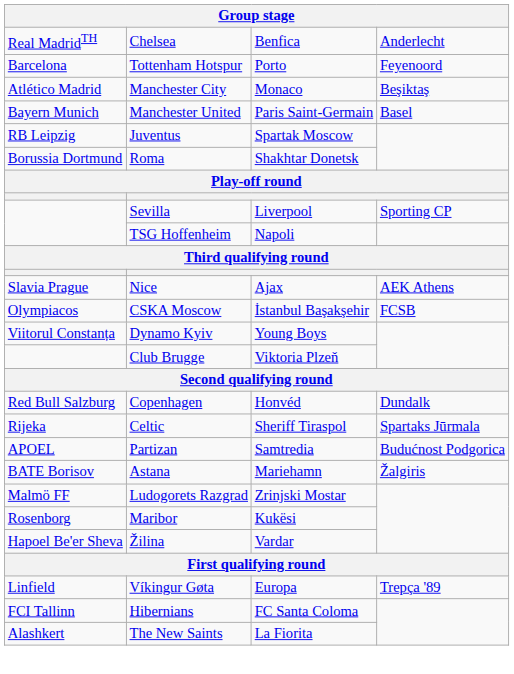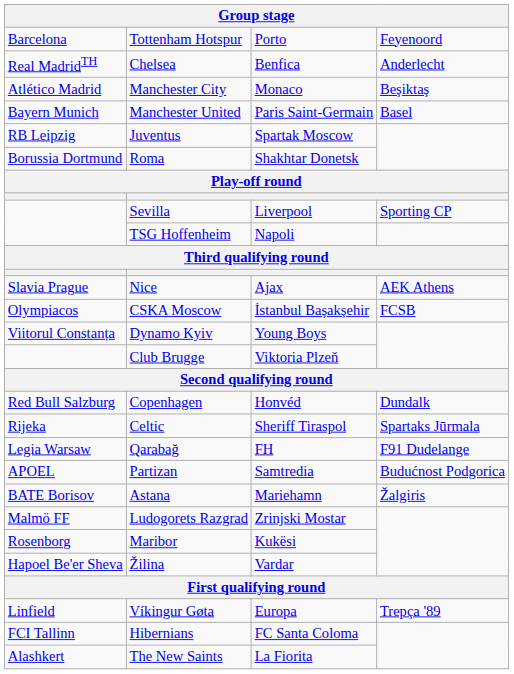rows swapped: (153, 41) <-> (186, 66)
+ row: (154, 449)
